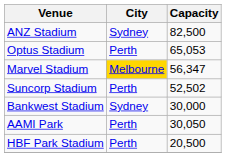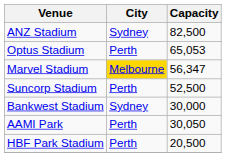(188, 87) 52,502 -> (188, 87) 52,500
